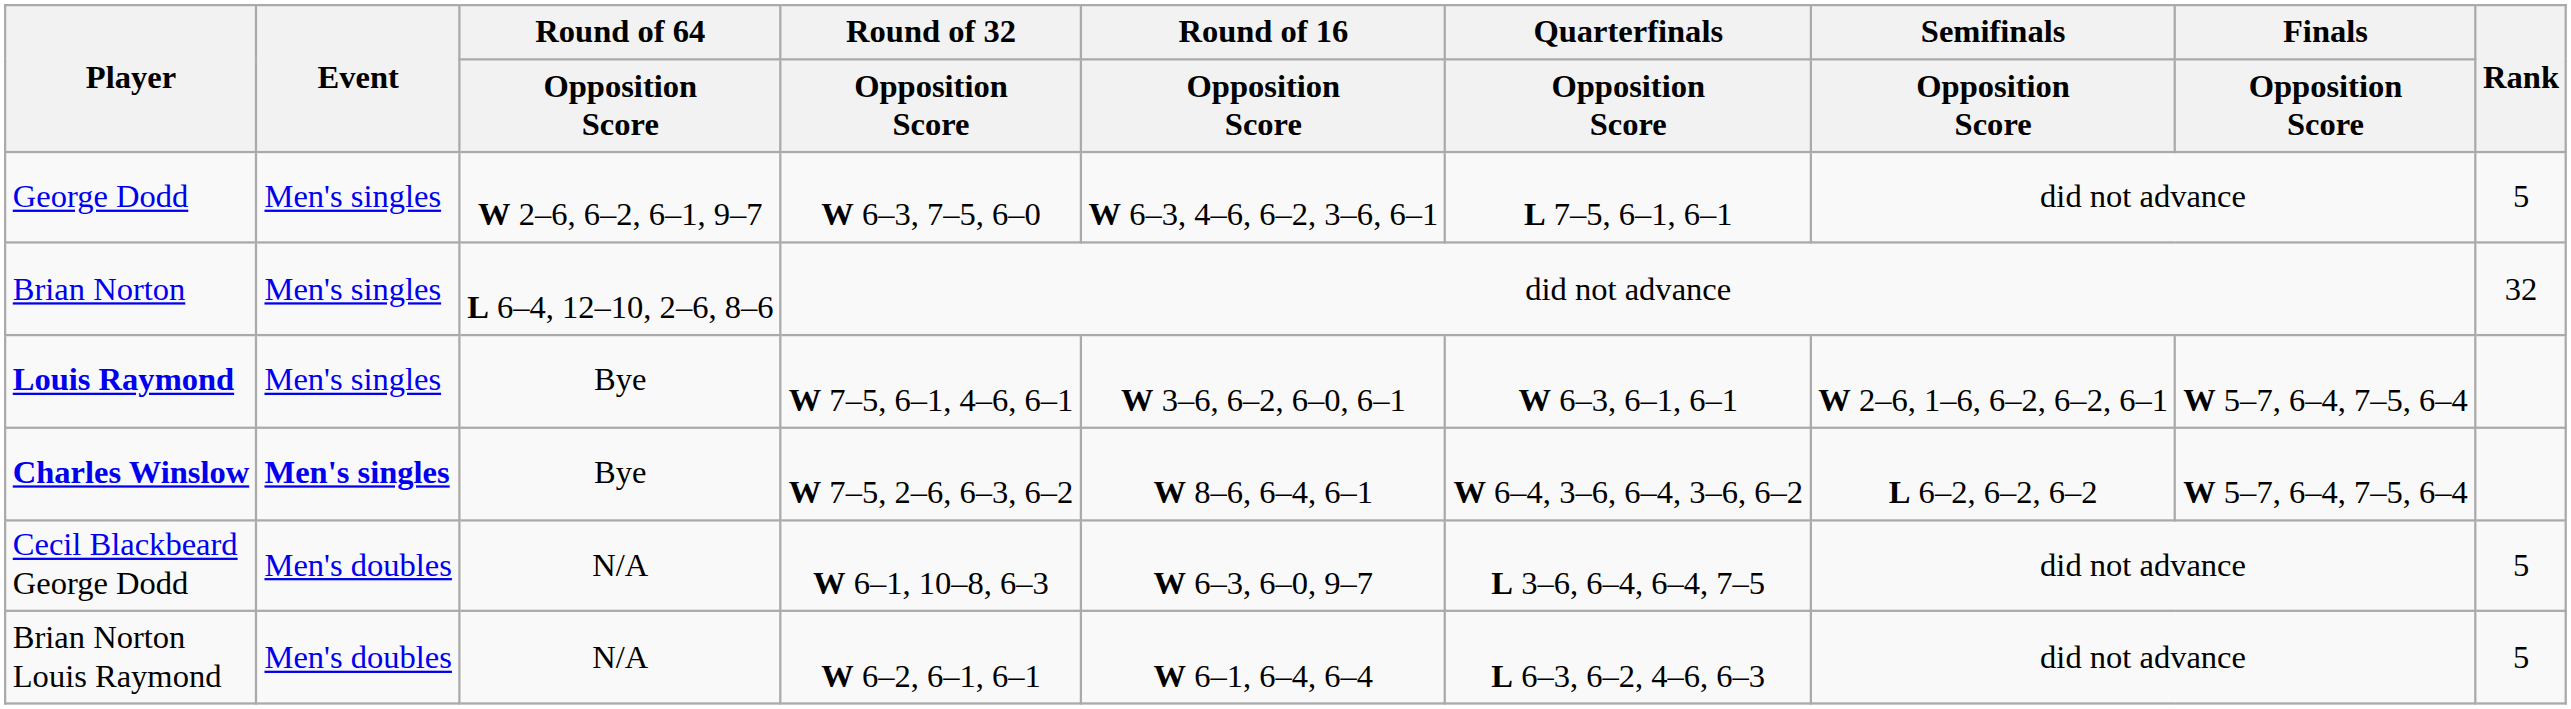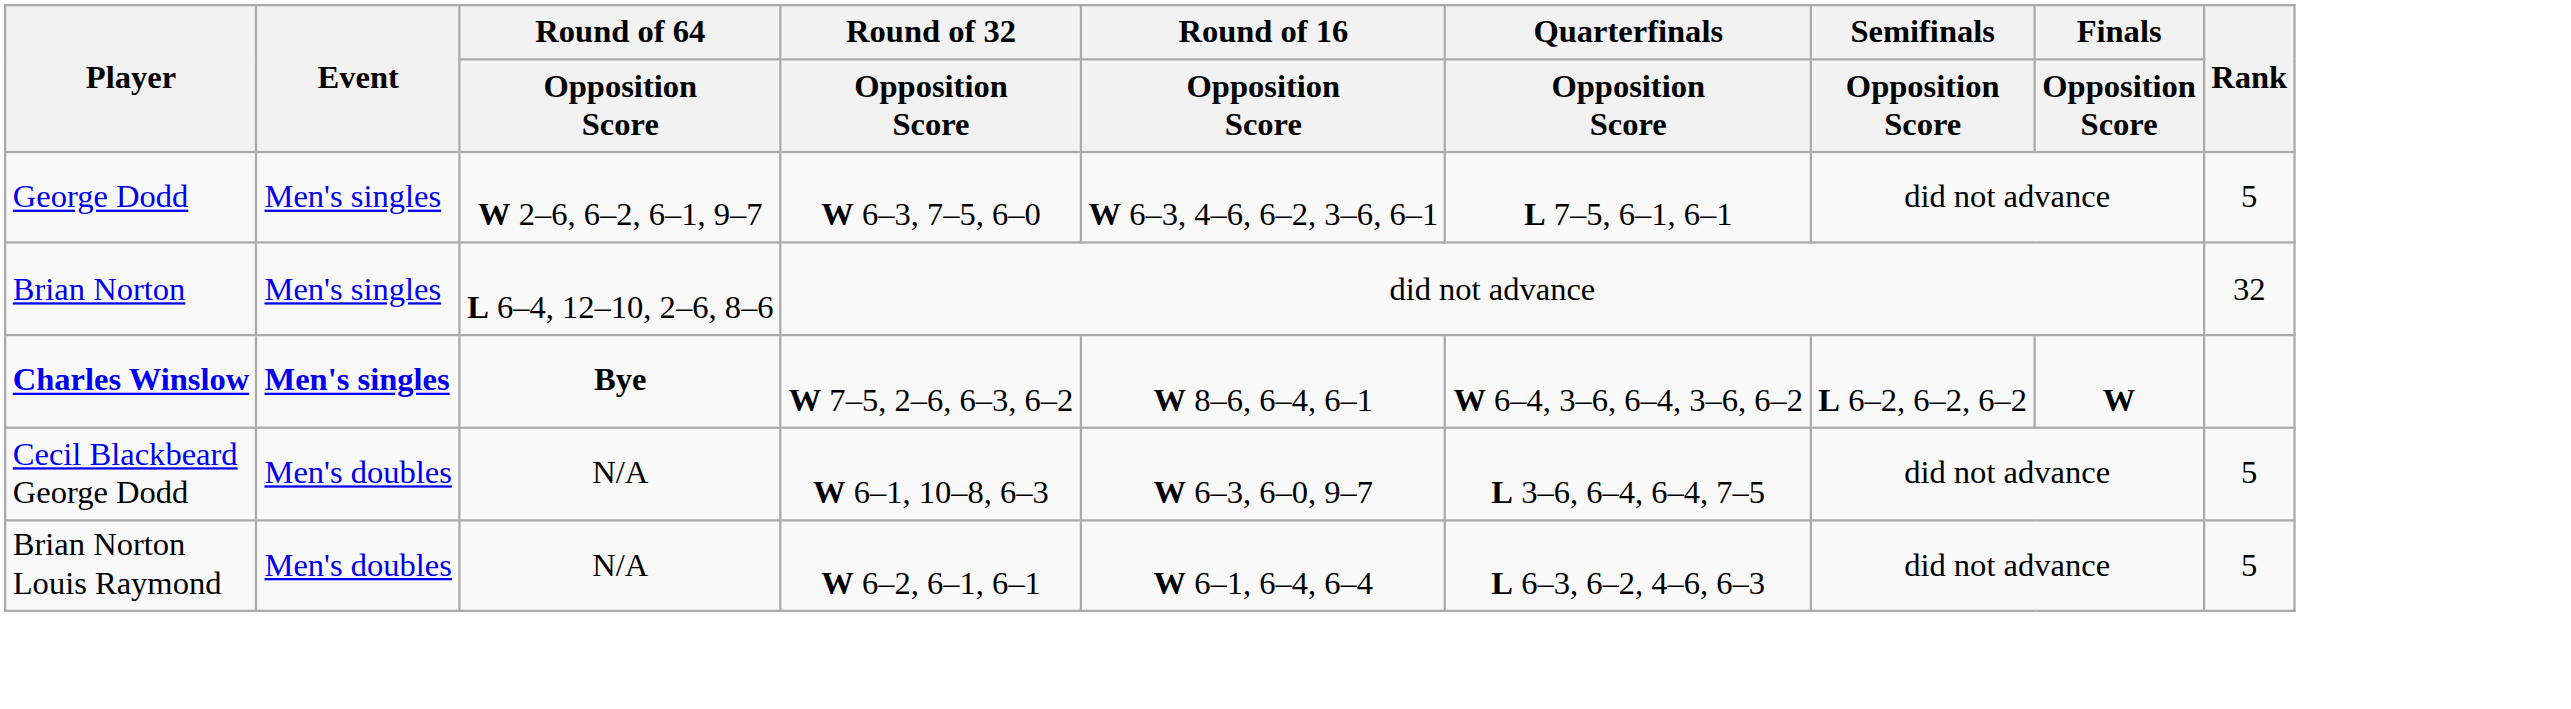- row: (123, 380)
(620, 472) normal -> (620, 380) bold
(2325, 492) W 5–7, 6–4, 7–5, 6–4 -> (2119, 400) W
